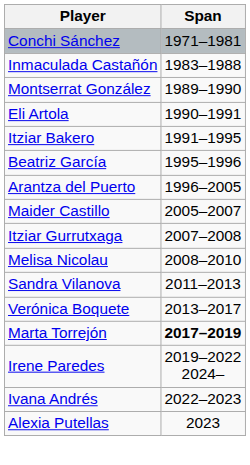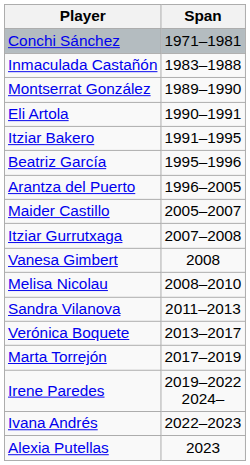+ row: (63, 260)
(203, 333) bold -> (203, 357) normal
